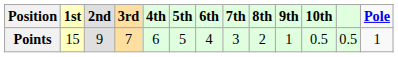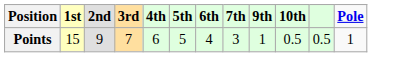- column: (262, 15)
